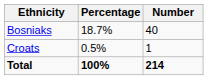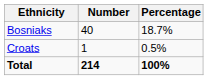columns swapped: (173, 13) <-> (111, 13)
